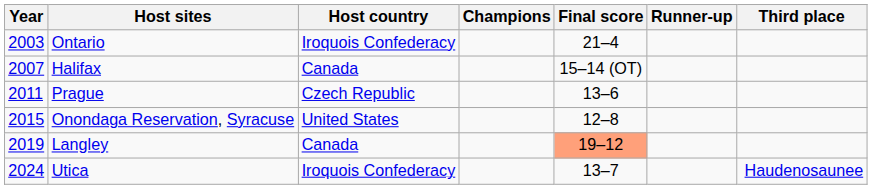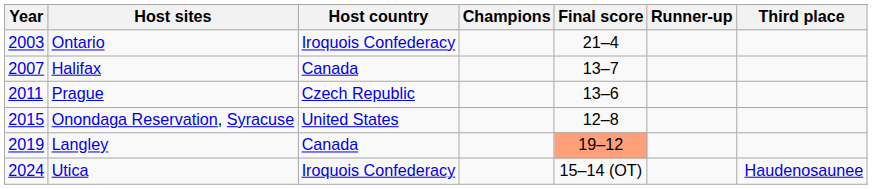(601, 68) 15–14 (OT) -> (601, 68) 13–7
(601, 171) 13–7 -> (601, 171) 15–14 (OT)
